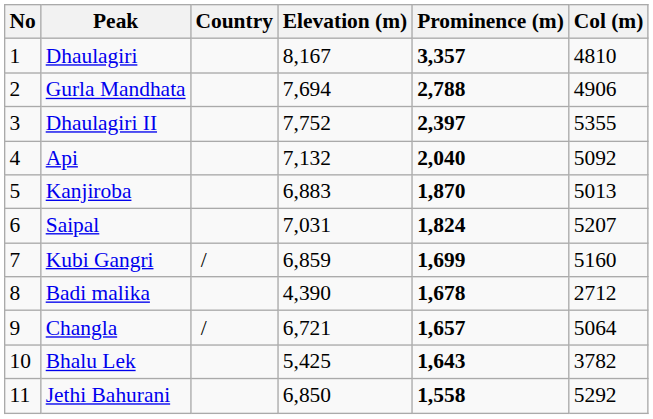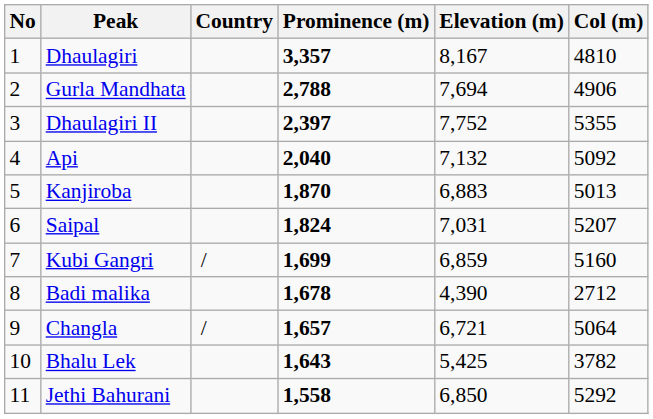columns swapped: (345, 21) <-> (490, 21)
